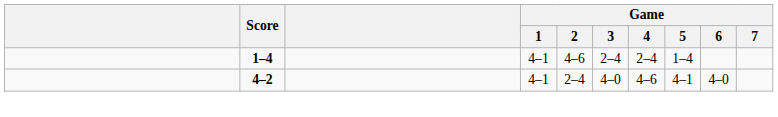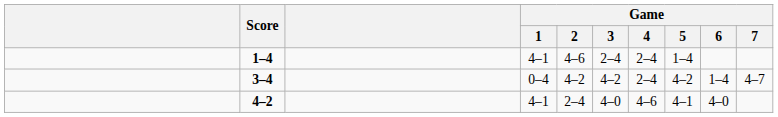+ row: (262, 79)
